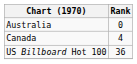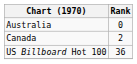(120, 38) 4 -> (120, 38) 2
